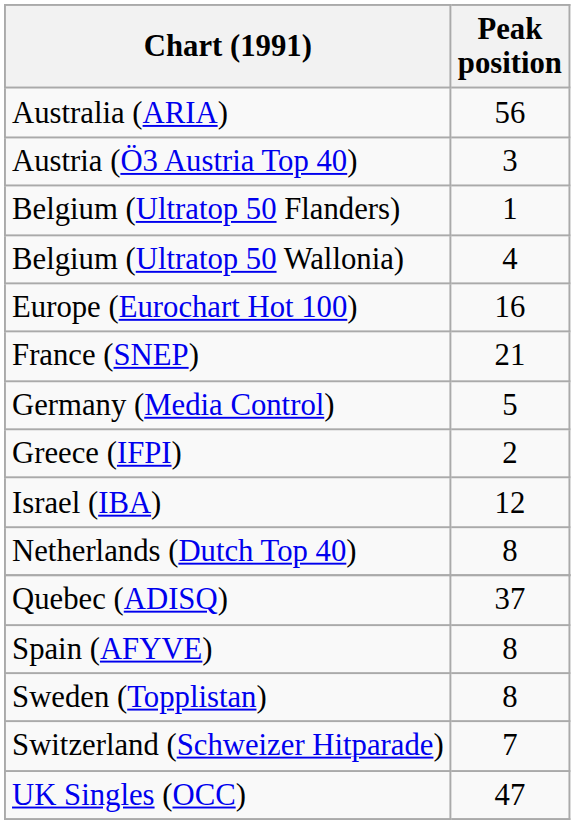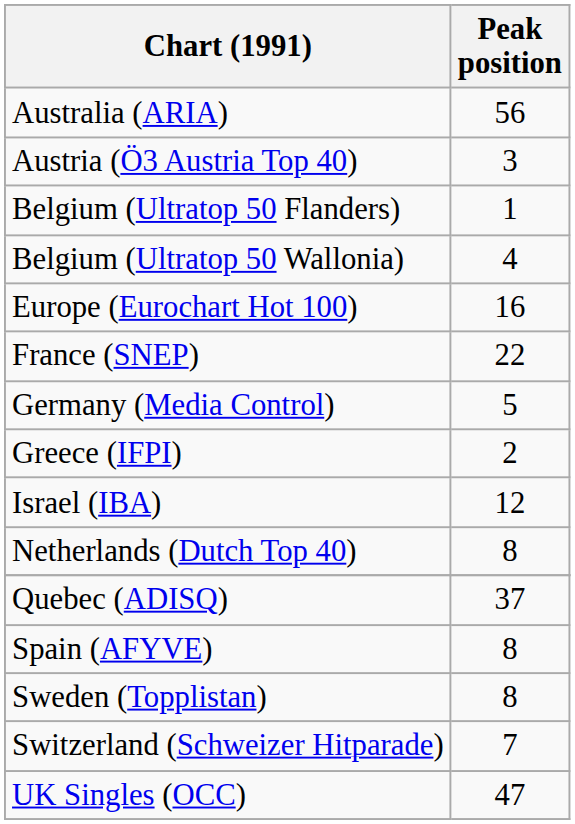(510, 355) 21 -> (510, 355) 22
